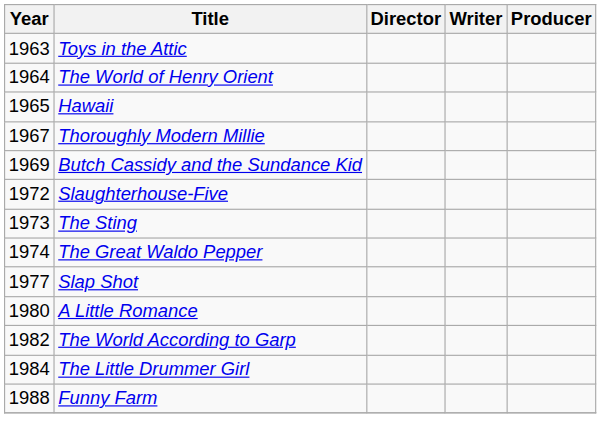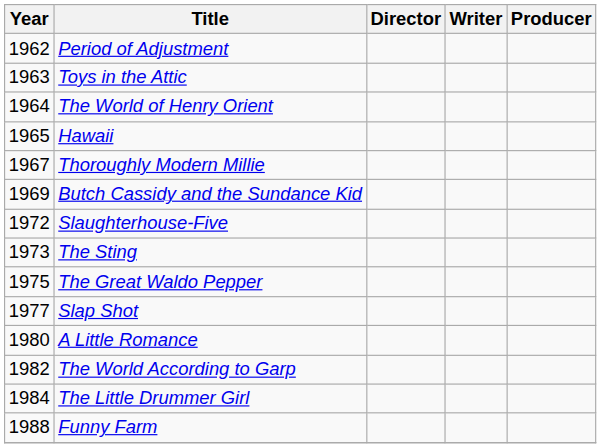+ row: (143, 48)
(29, 252) 1974 -> (29, 281) 1975
